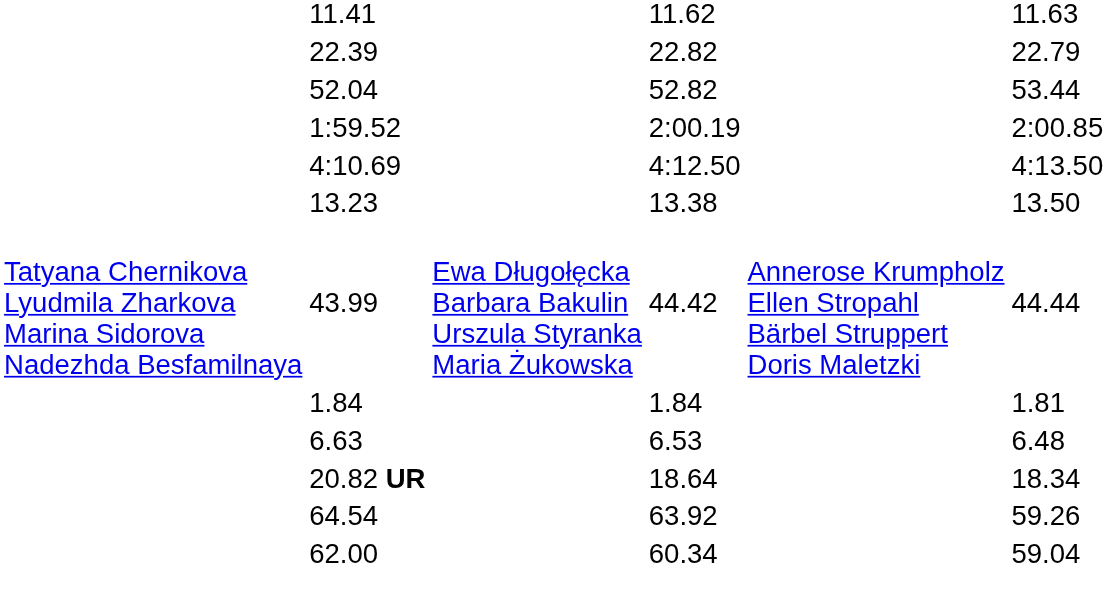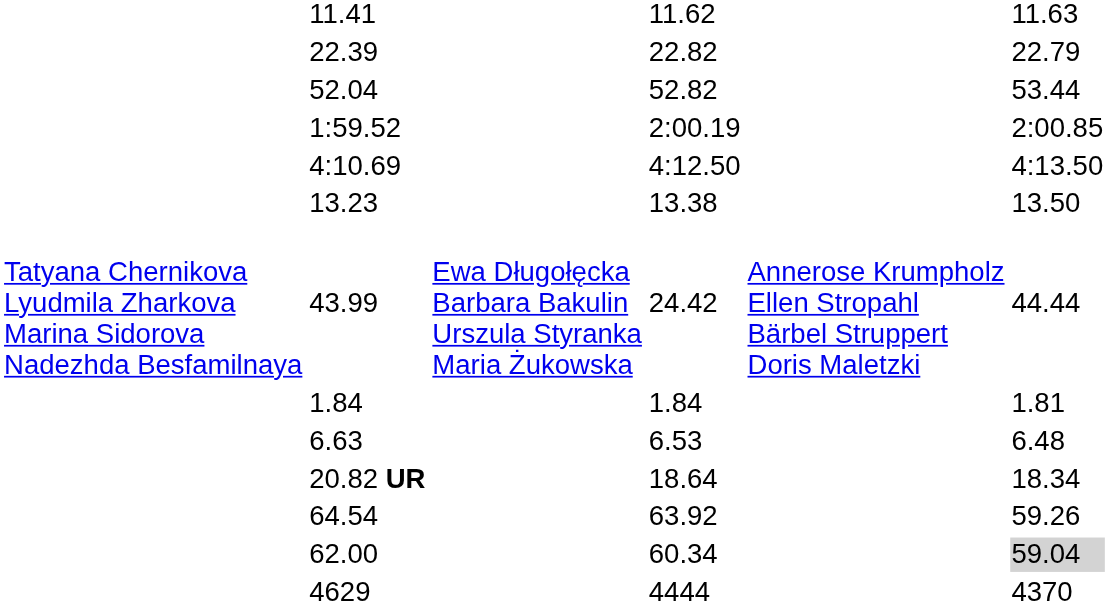(683, 303) 44.42 -> (683, 303) 24.42
(1046, 554) no background -> (1046, 554) lightgrey background
+ row: (340, 592)
